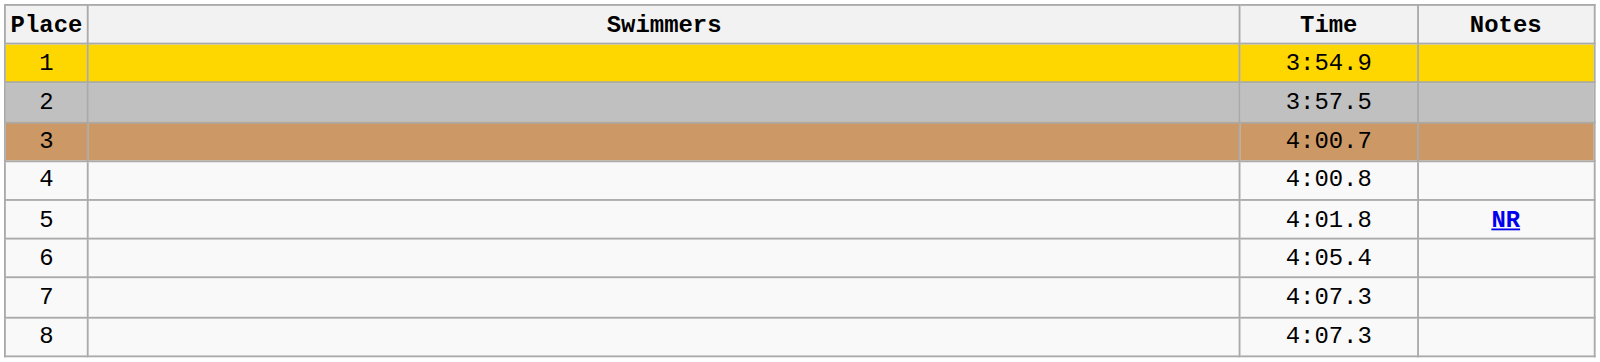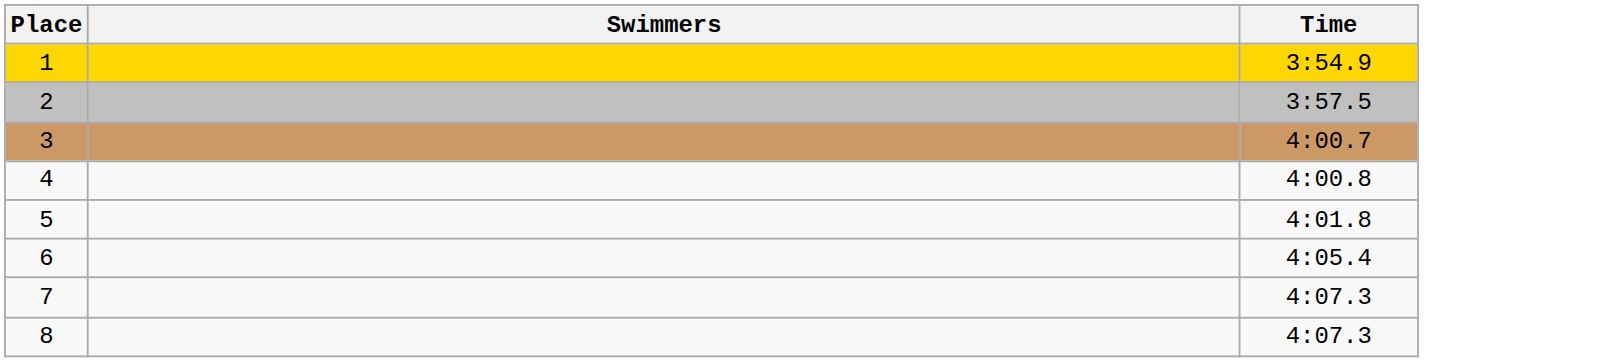- column: (1506, 24)
